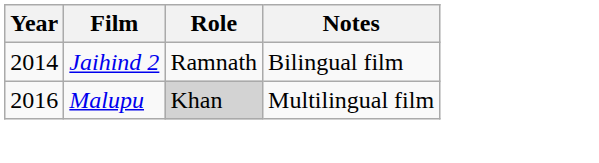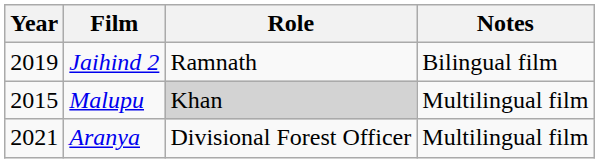(34, 61) 2014 -> (34, 61) 2019
(34, 99) 2016 -> (34, 99) 2015
+ row: (105, 137)
